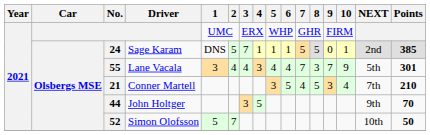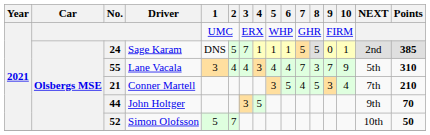(408, 68) 301 -> (408, 68) 310
